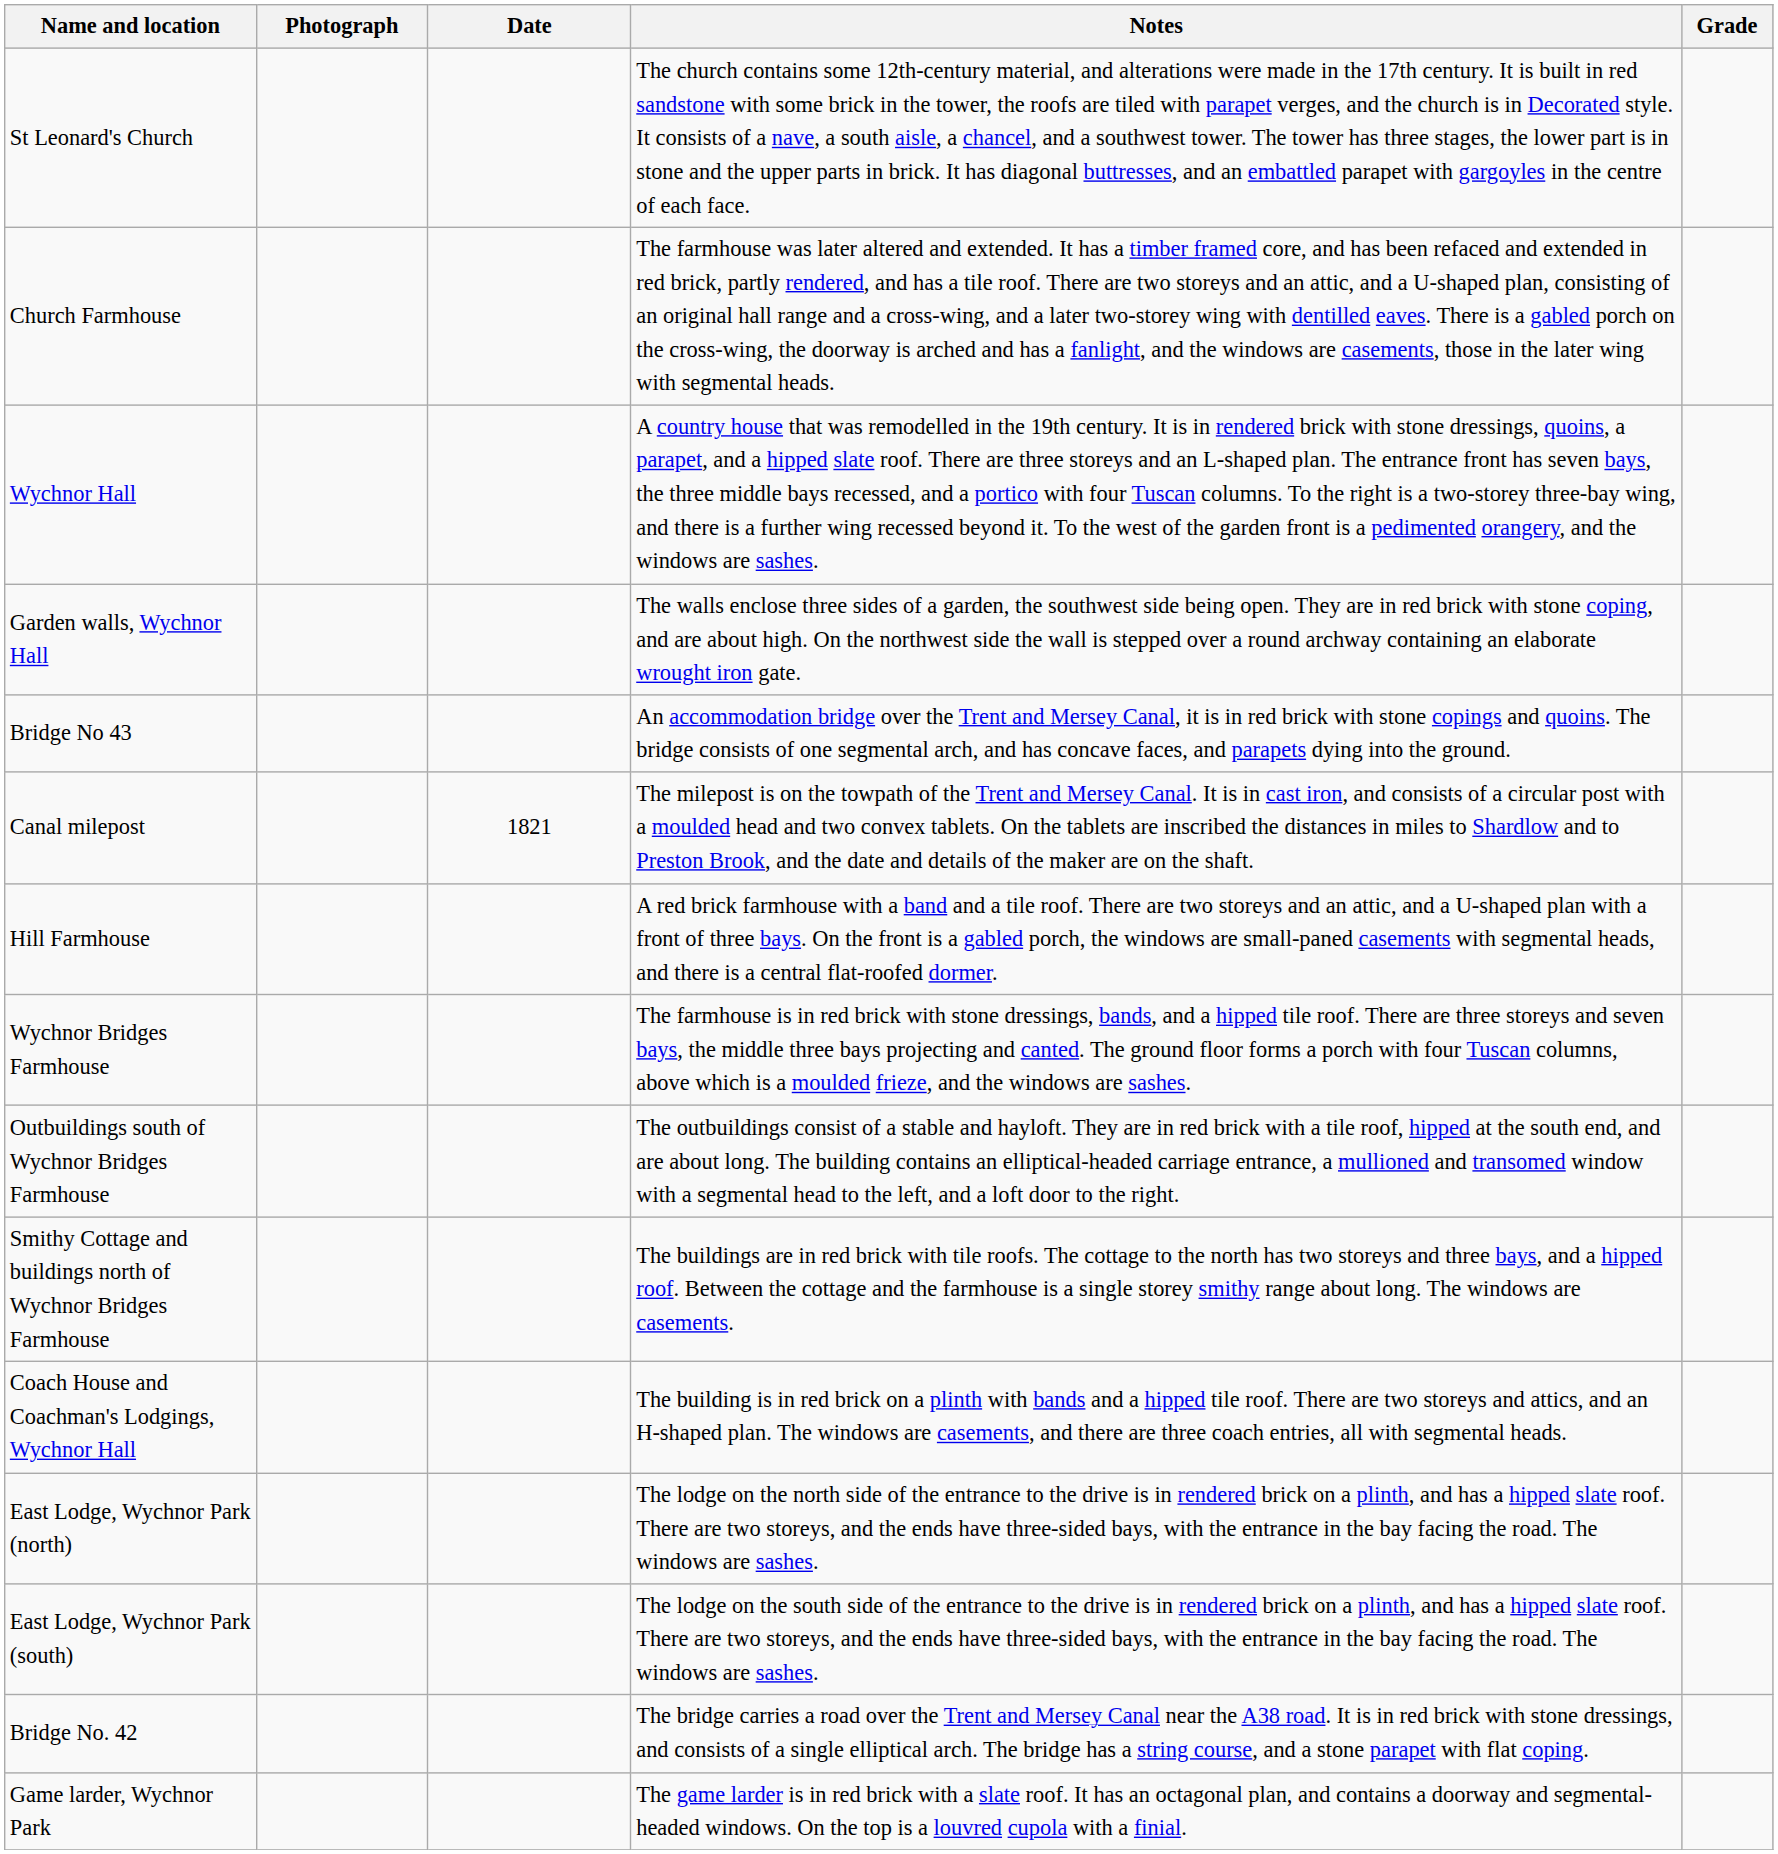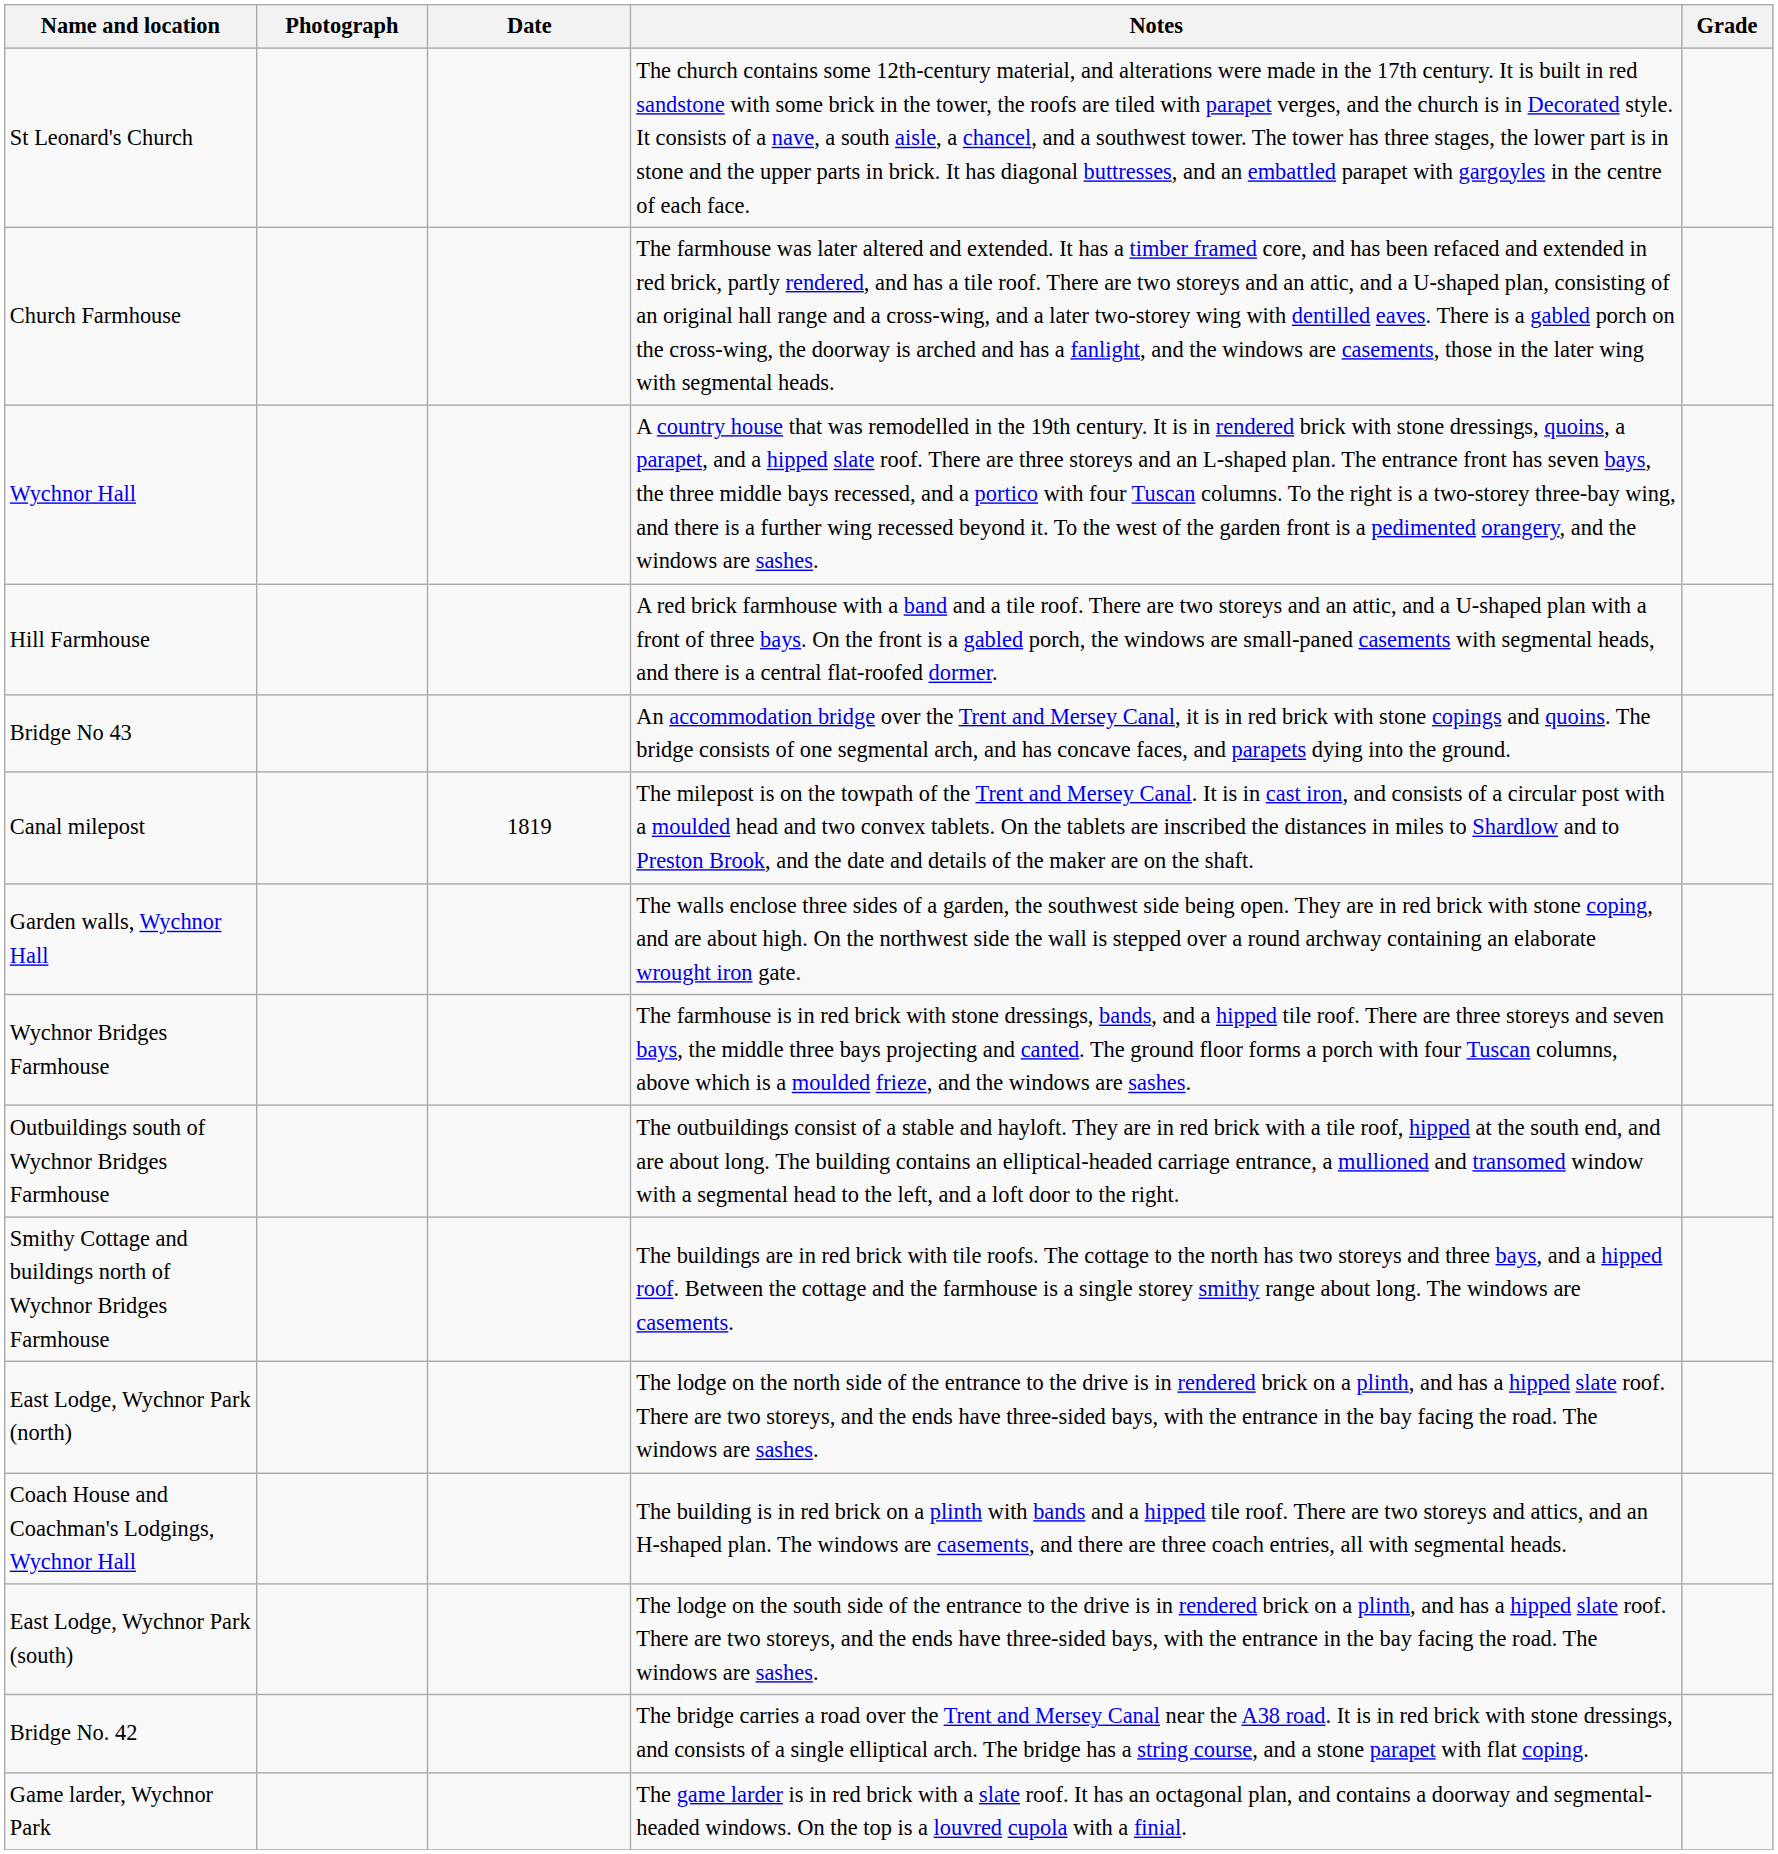rows swapped: (116, 638) <-> (80, 938)
(529, 827) 1821 -> (529, 827) 1819
rows swapped: (112, 1416) <-> (130, 1527)
